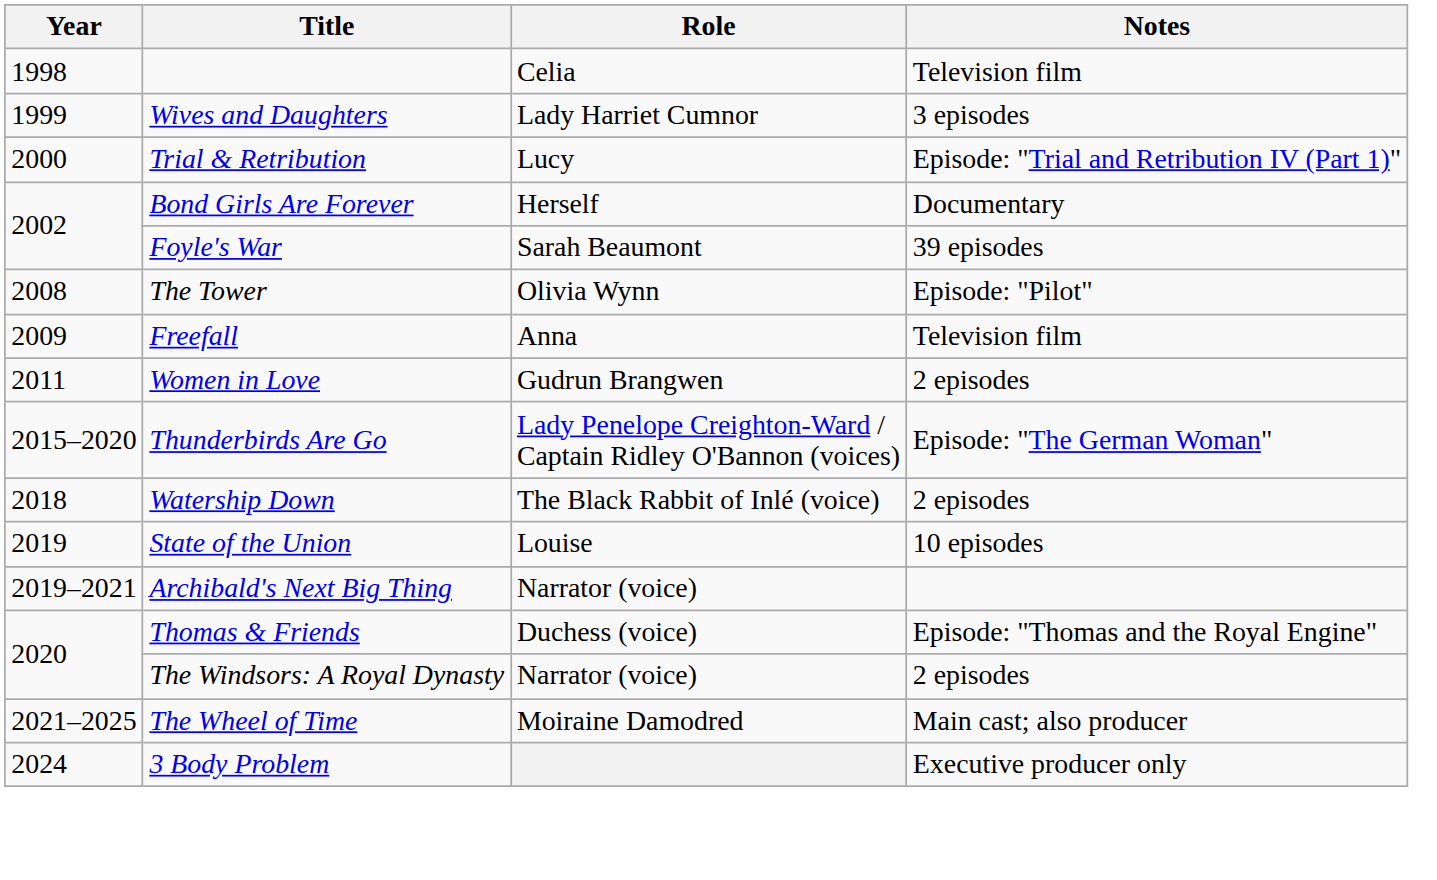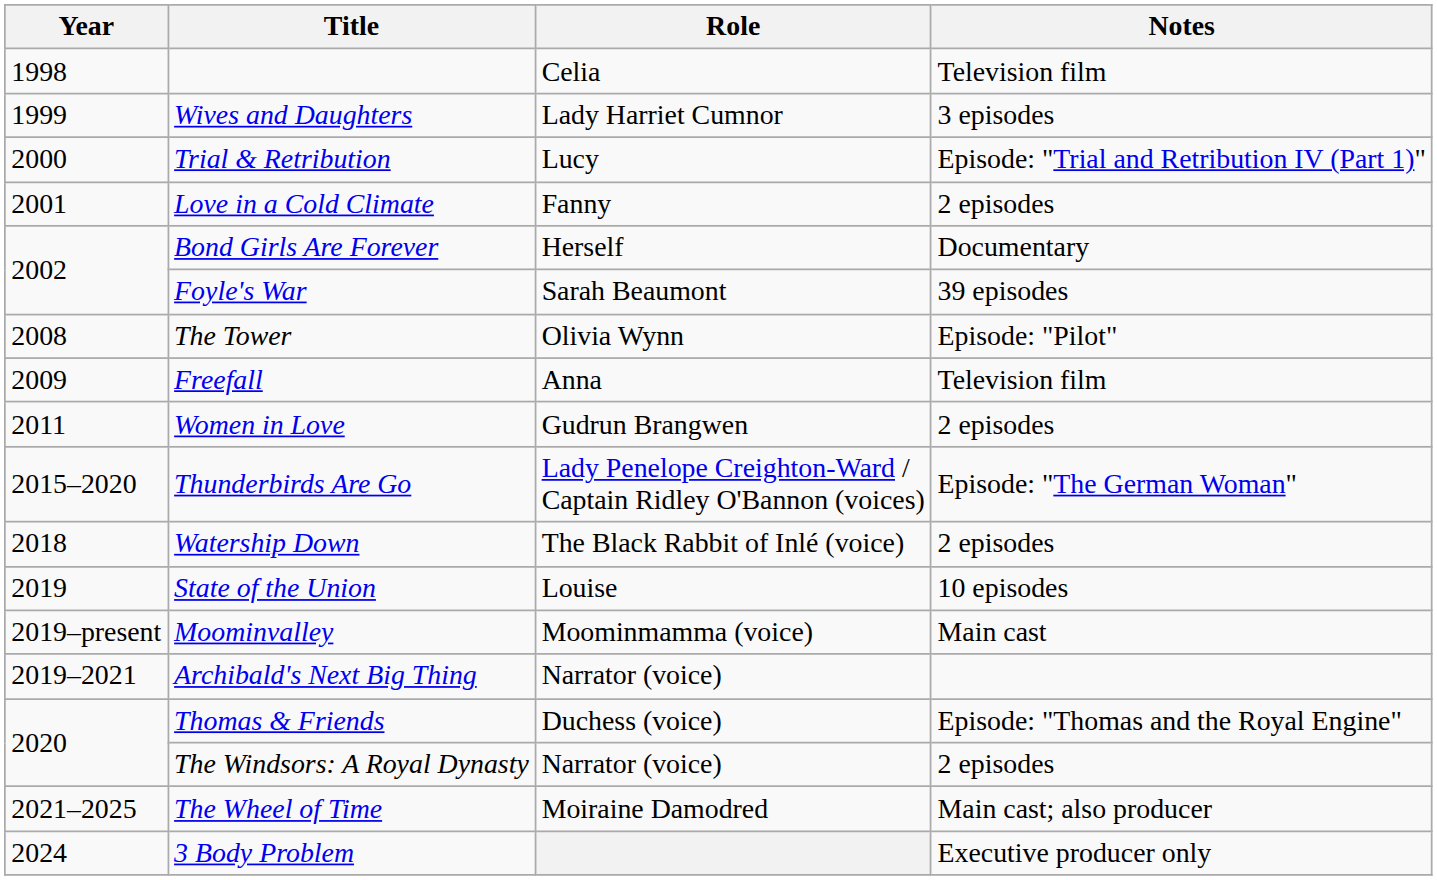+ row: (304, 203)
+ row: (254, 631)
